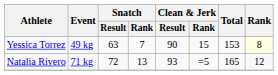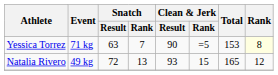(82, 45) 49 kg -> (82, 45) 71 kg
(204, 45) 15 -> (204, 45) =5
(82, 62) 71 kg -> (82, 62) 49 kg
(204, 62) =5 -> (204, 62) 15
